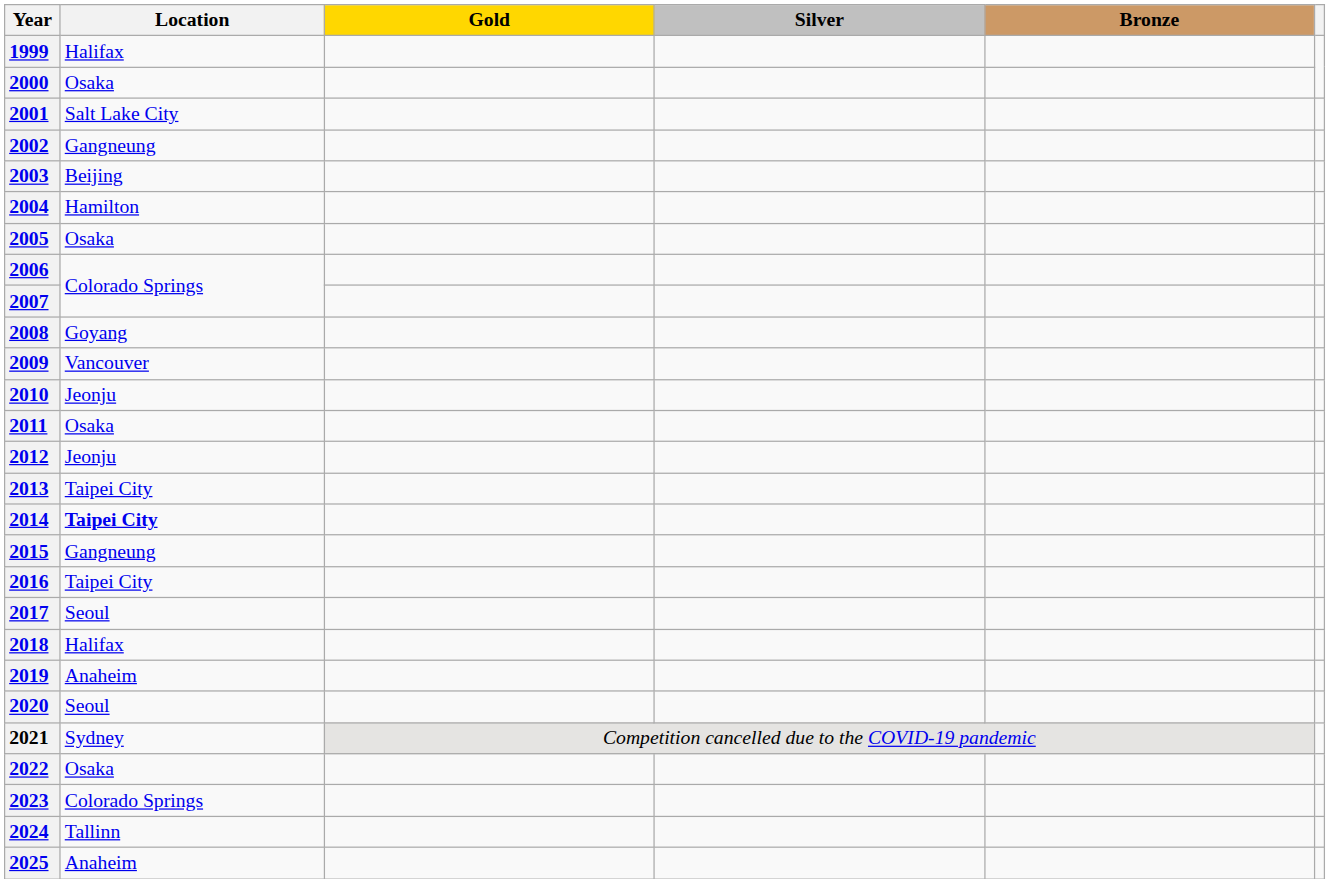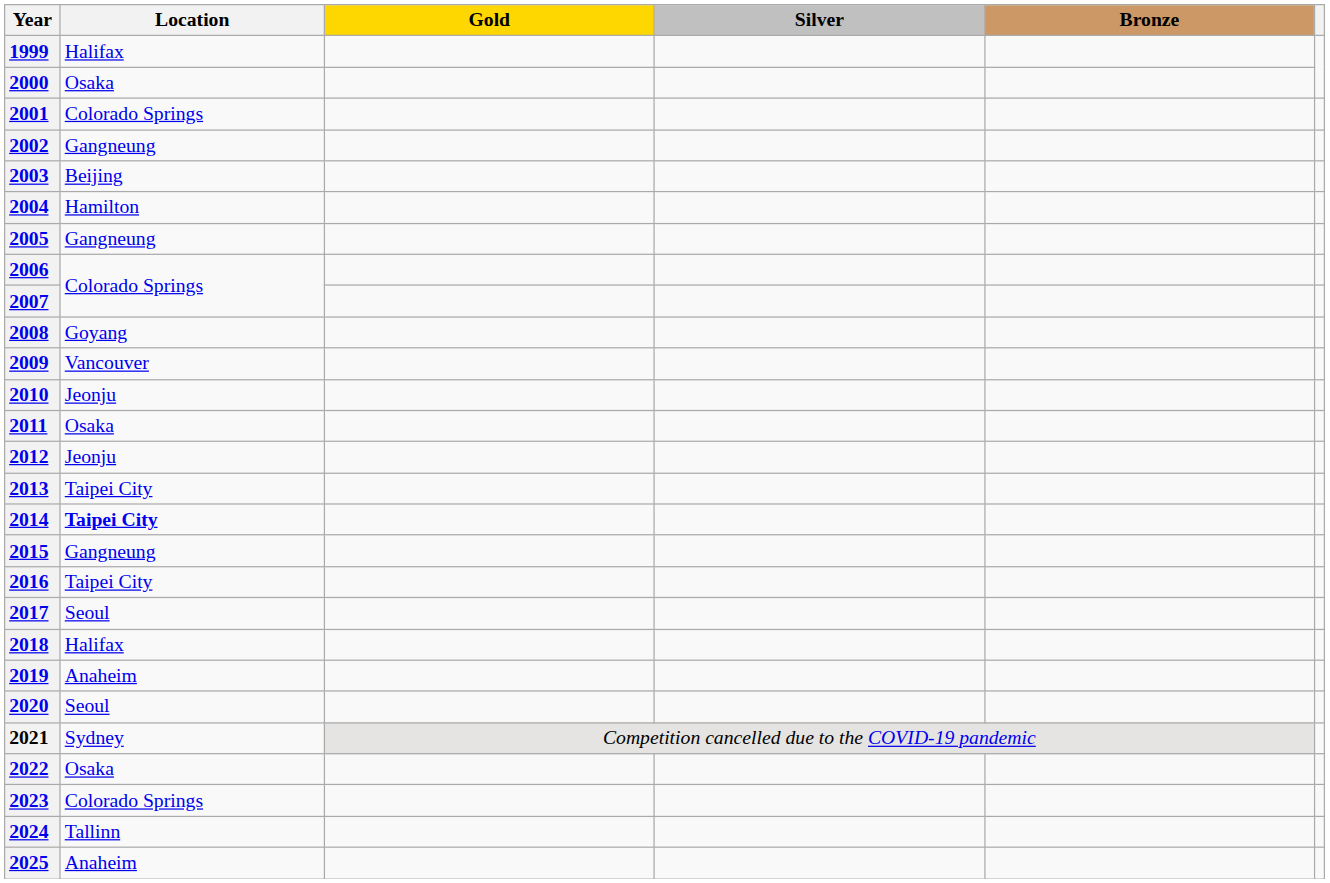(122, 113) Salt Lake City -> (134, 113) Colorado Springs
(89, 238) Osaka -> (110, 238) Gangneung
